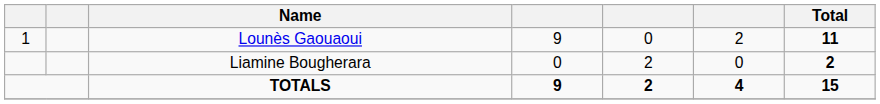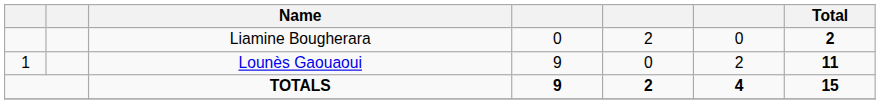rows swapped: (300, 39) <-> (300, 62)
